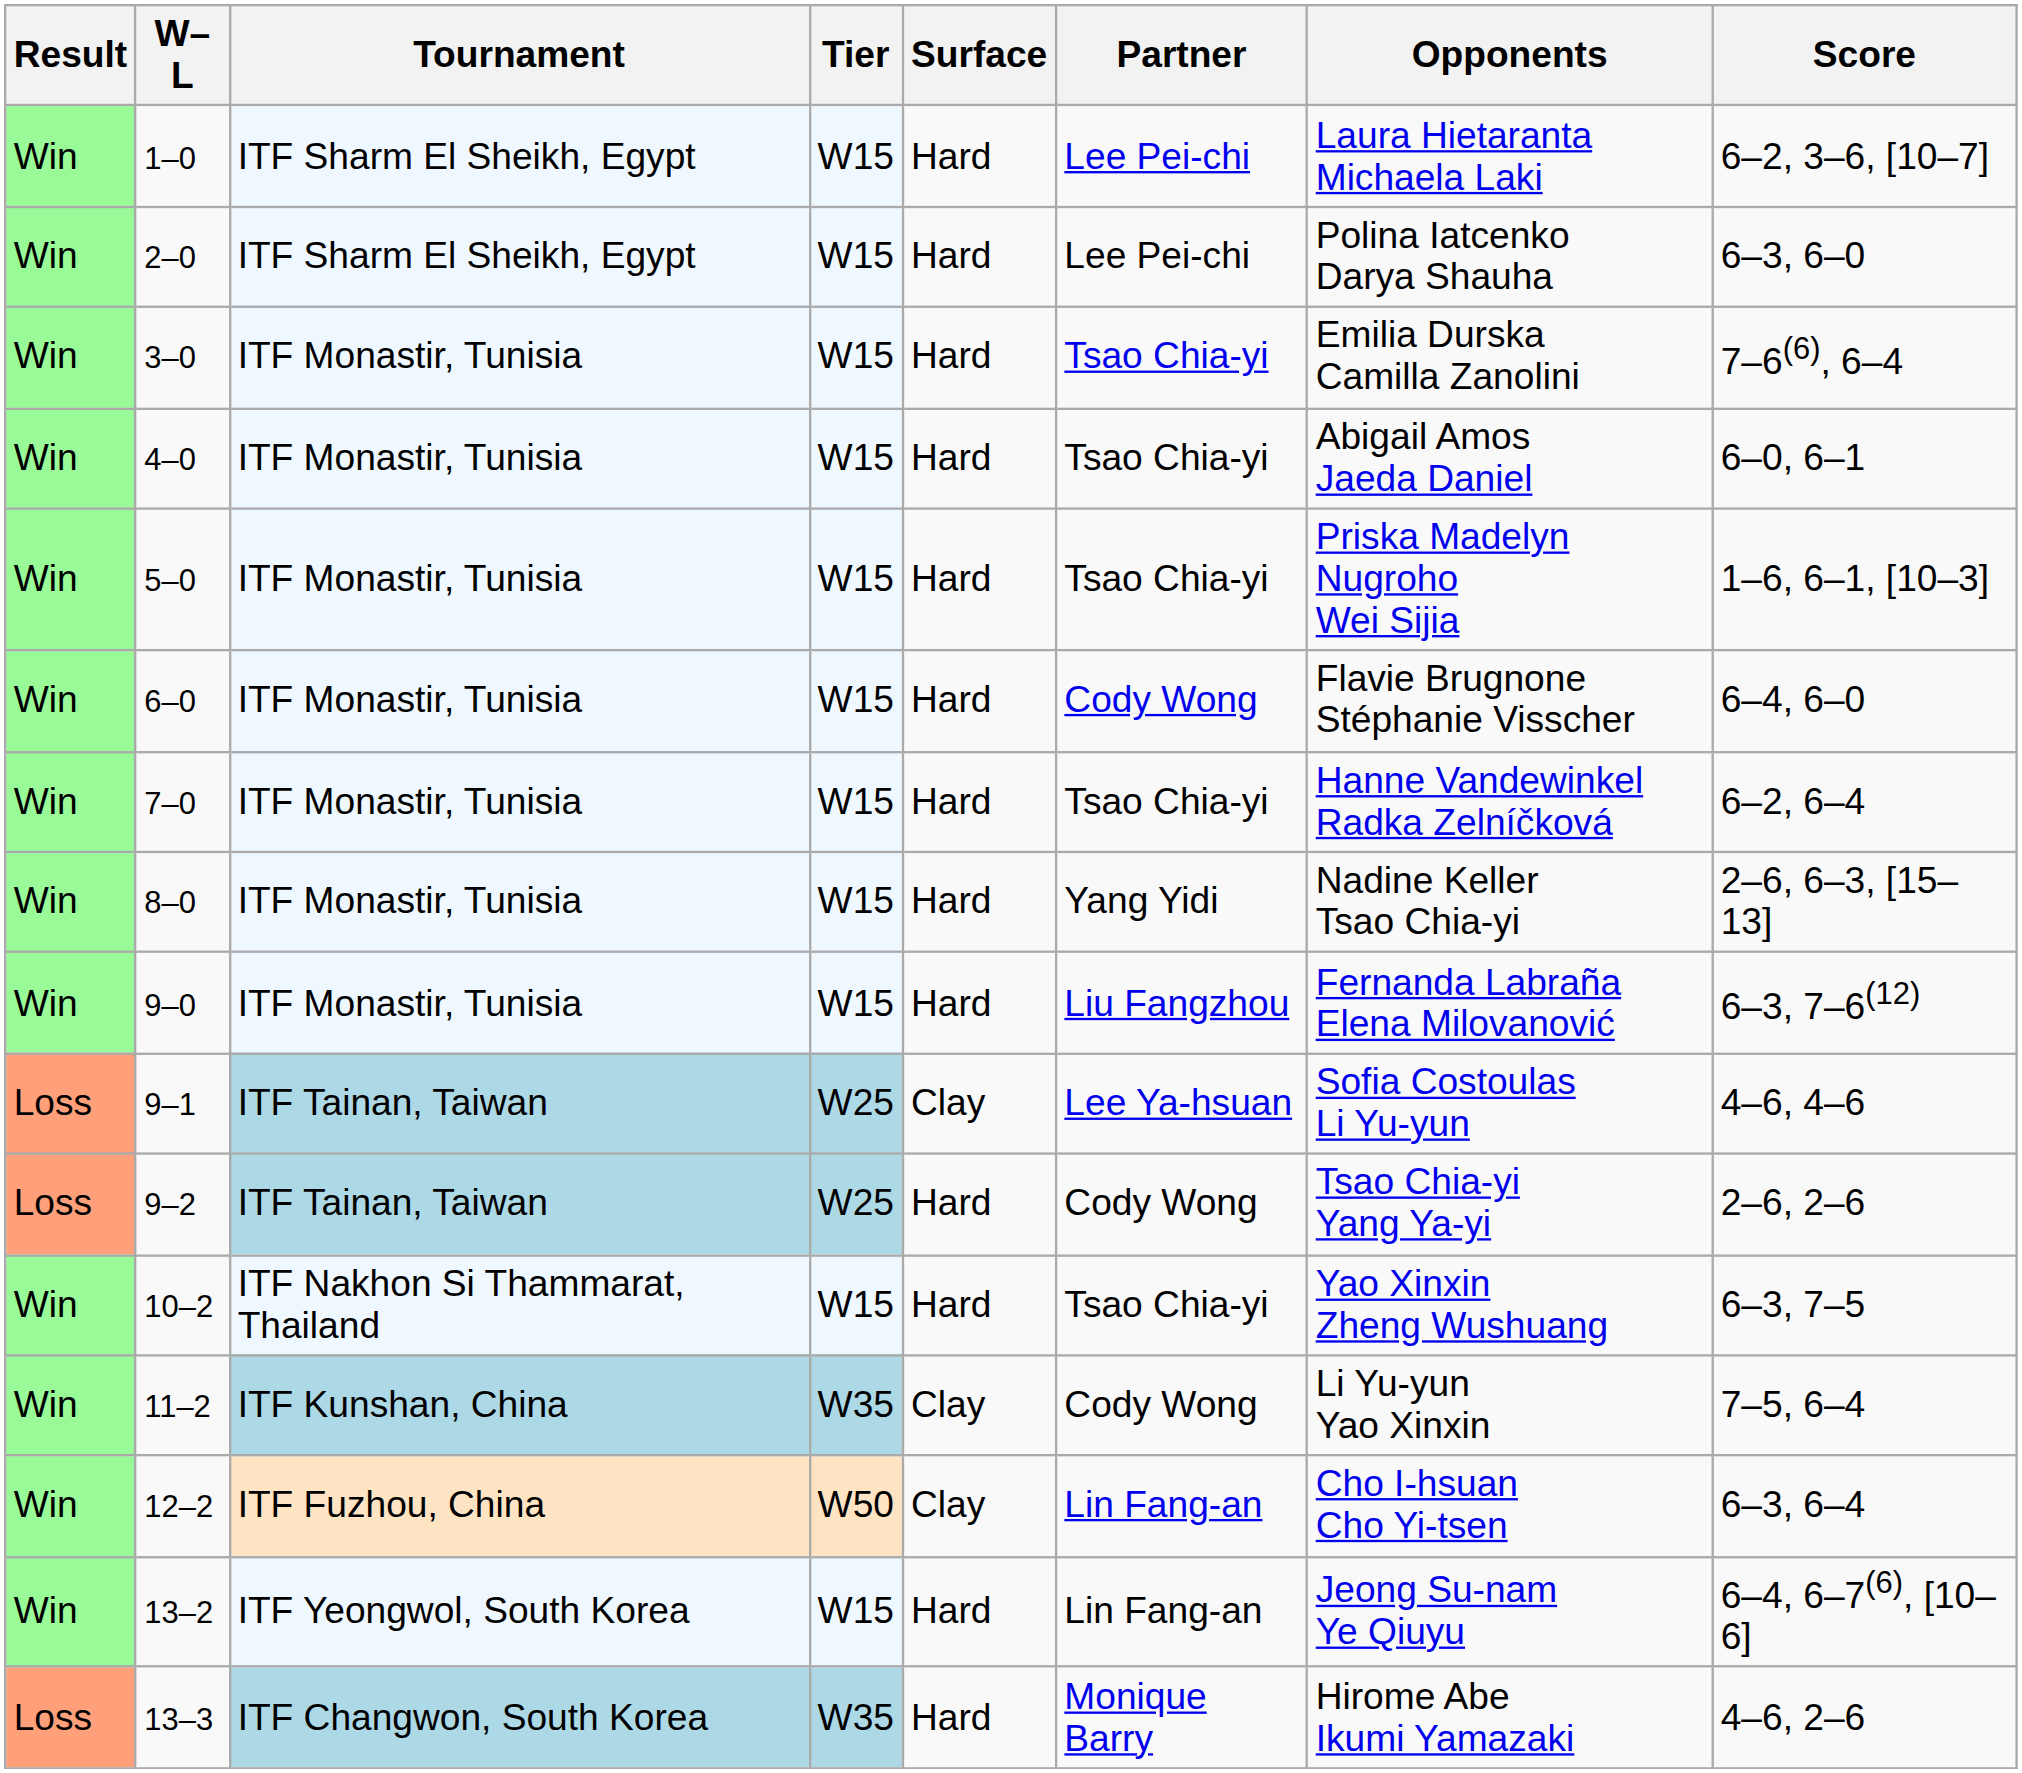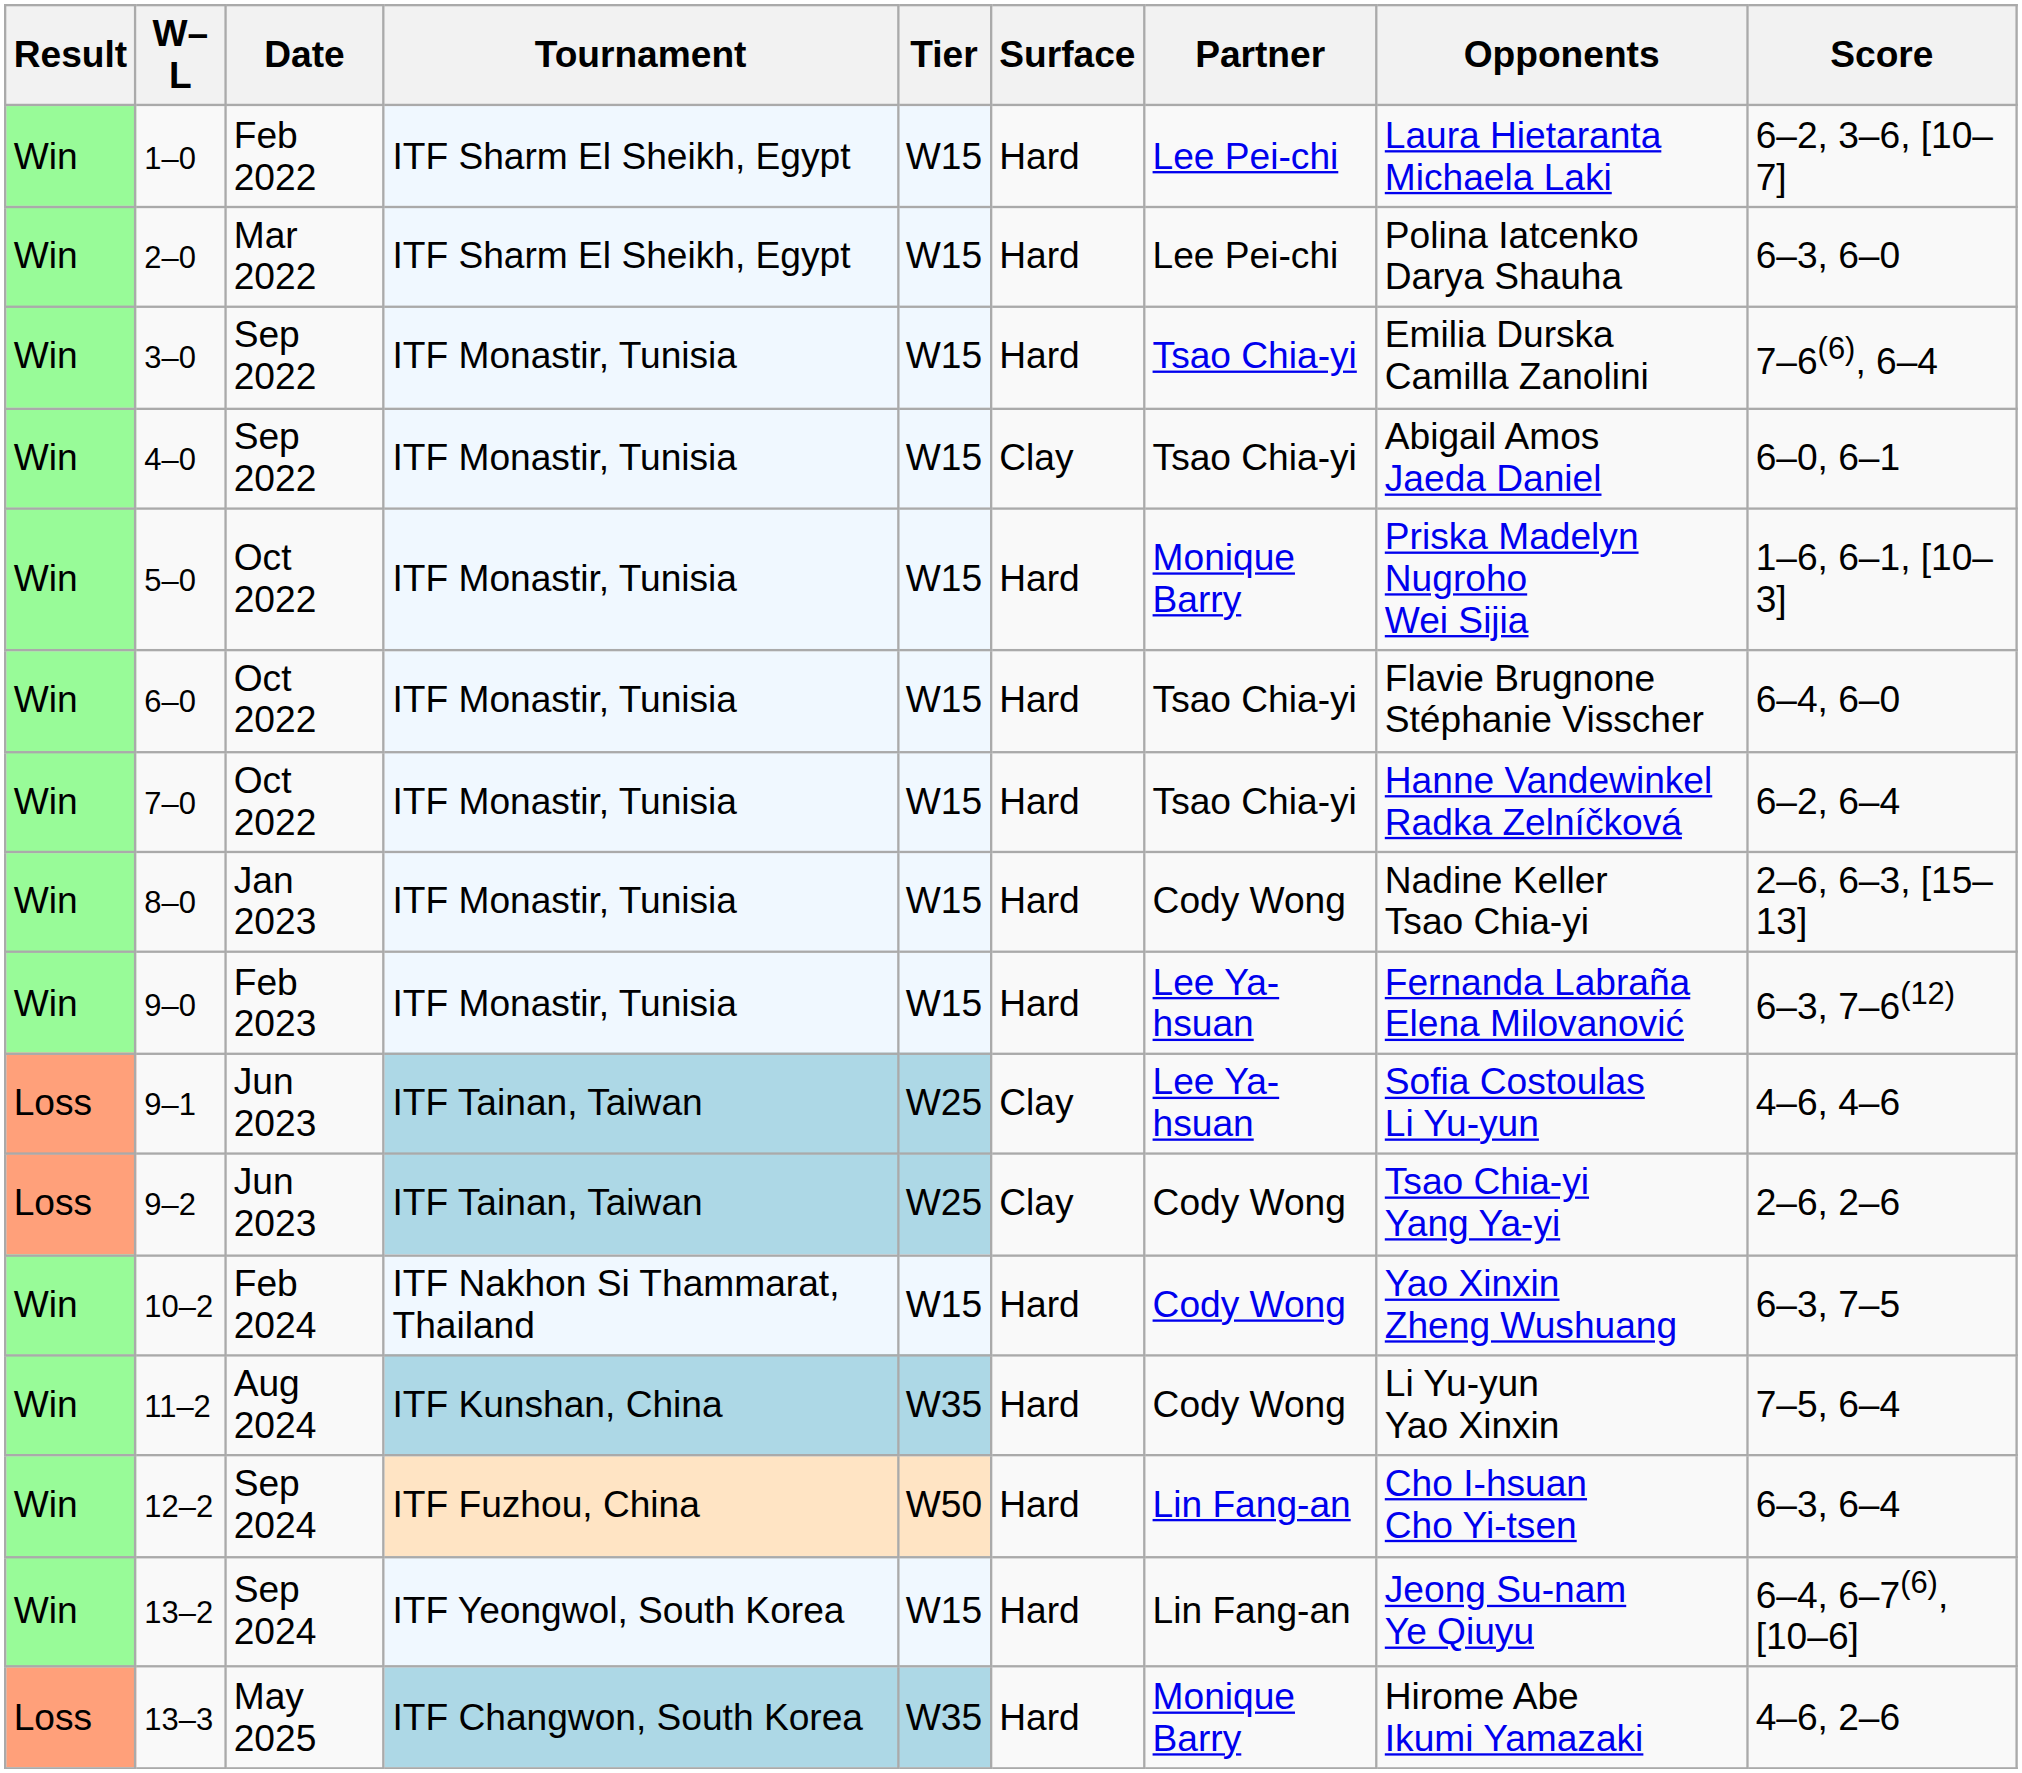+ column: (305, 54)
(951, 457) Hard -> (1036, 457) Clay
(1166, 578) Tsao Chia-yi -> (1224, 578) Monique Barry
(1161, 700) Cody Wong -> (1255, 700) Tsao Chia-yi
(1141, 901) Yang Yidi -> (1249, 901) Cody Wong
(1177, 1002) Liu Fangzhou -> (1216, 1002) Lee Ya-hsuan
(951, 1203) Hard -> (1036, 1203) Clay
(1166, 1304) Tsao Chia-yi -> (1249, 1304) Cody Wong
(948, 1404) Clay -> (1040, 1404) Hard
(948, 1505) Clay -> (1040, 1505) Hard
